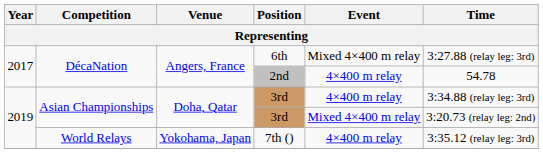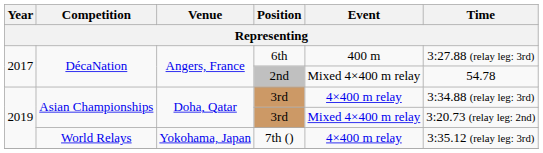(364, 55) Mixed 4×400 m relay -> (364, 55) 400 m
(364, 76) 4×400 m relay -> (364, 76) Mixed 4×400 m relay
